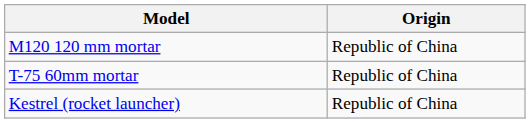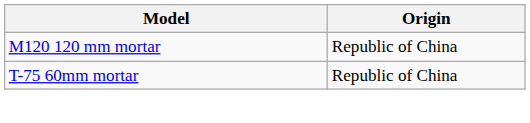- row: (94, 103)
